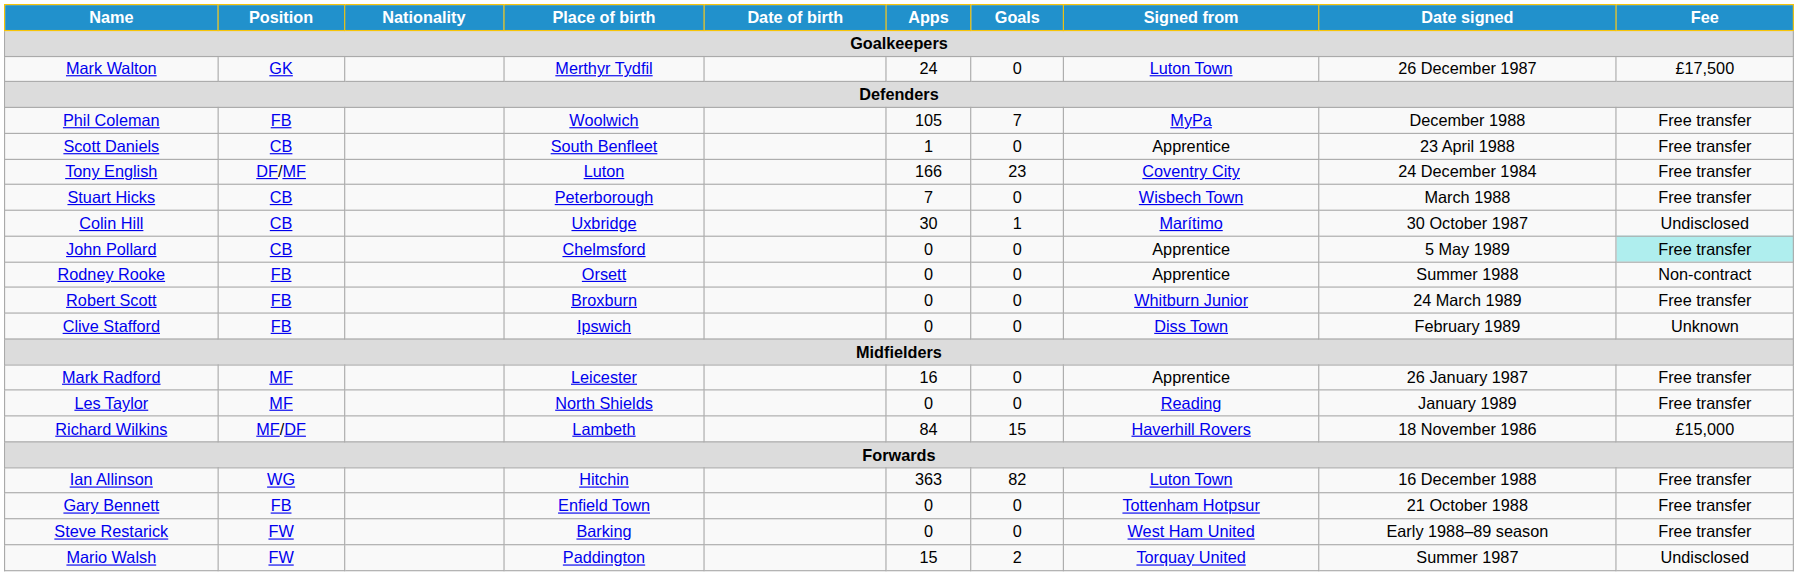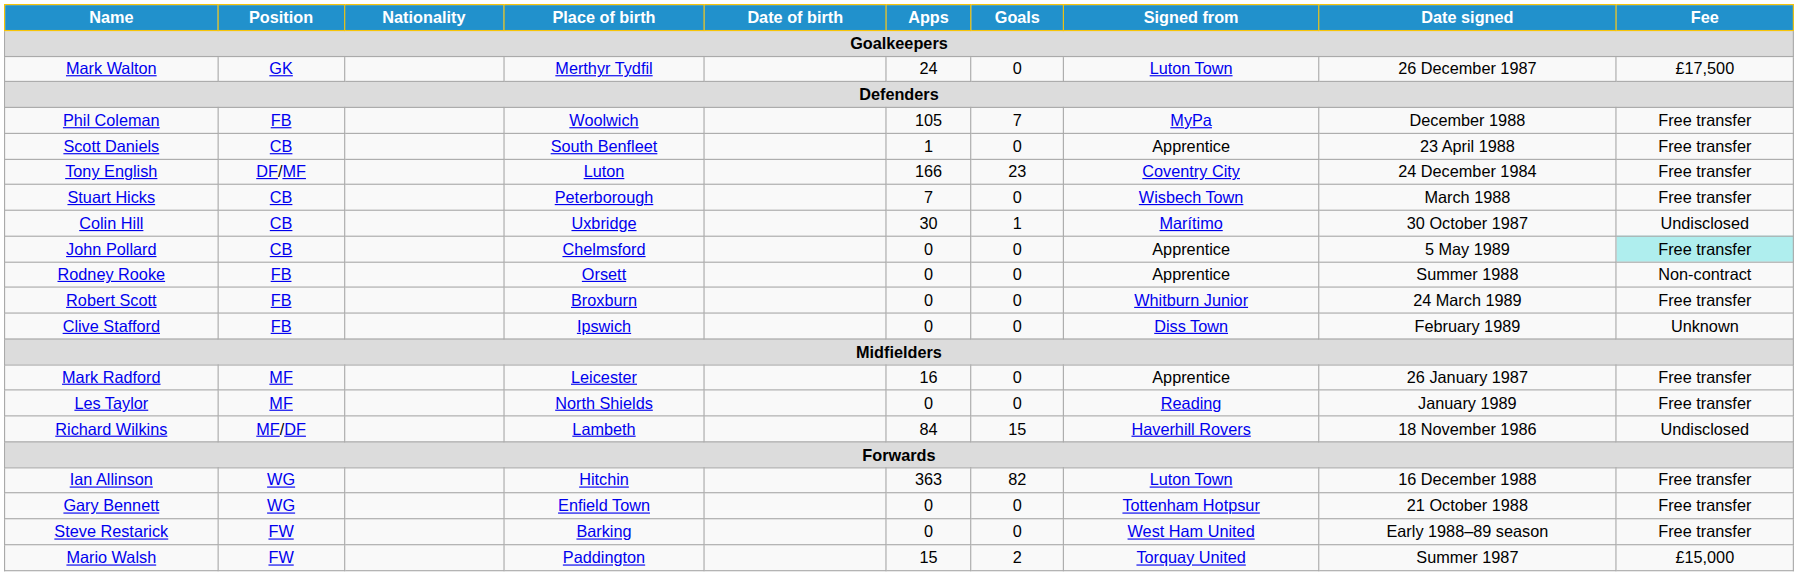(1705, 429) £15,000 -> (1705, 429) Undisclosed
(281, 506) FB -> (281, 506) WG
(1705, 558) Undisclosed -> (1705, 558) £15,000
